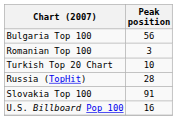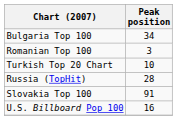(149, 36) 56 -> (149, 36) 34
